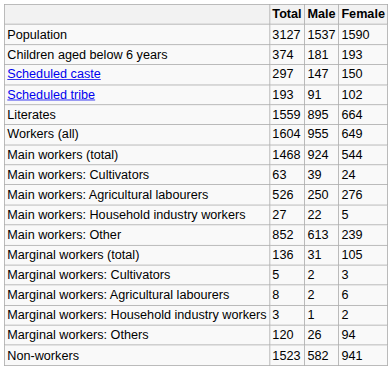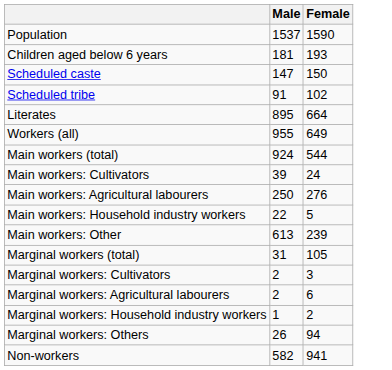- column: (287, 14)
